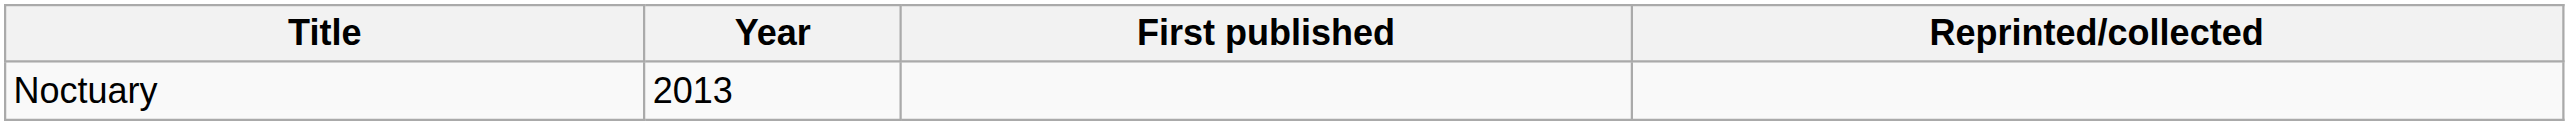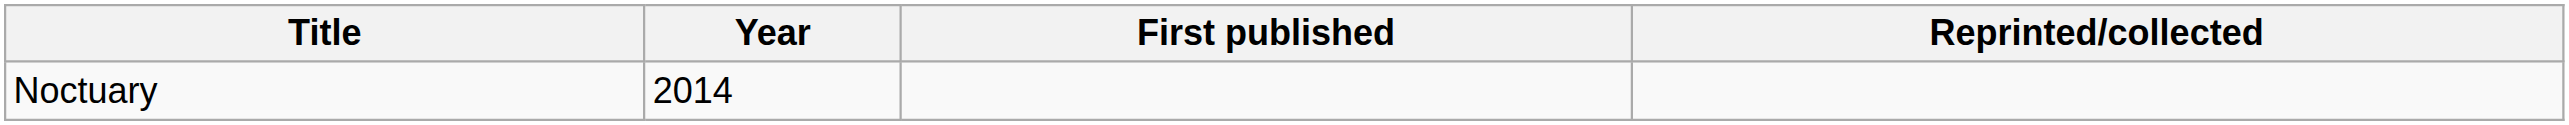(693, 90) 2013 -> (693, 90) 2014
